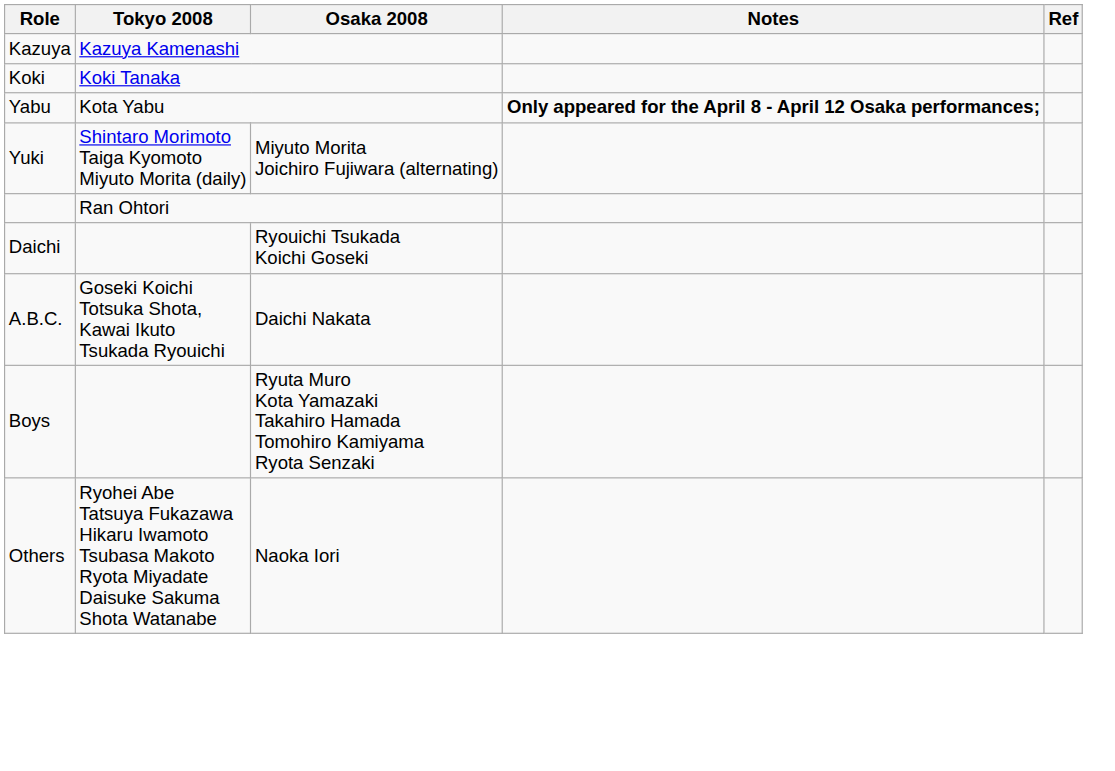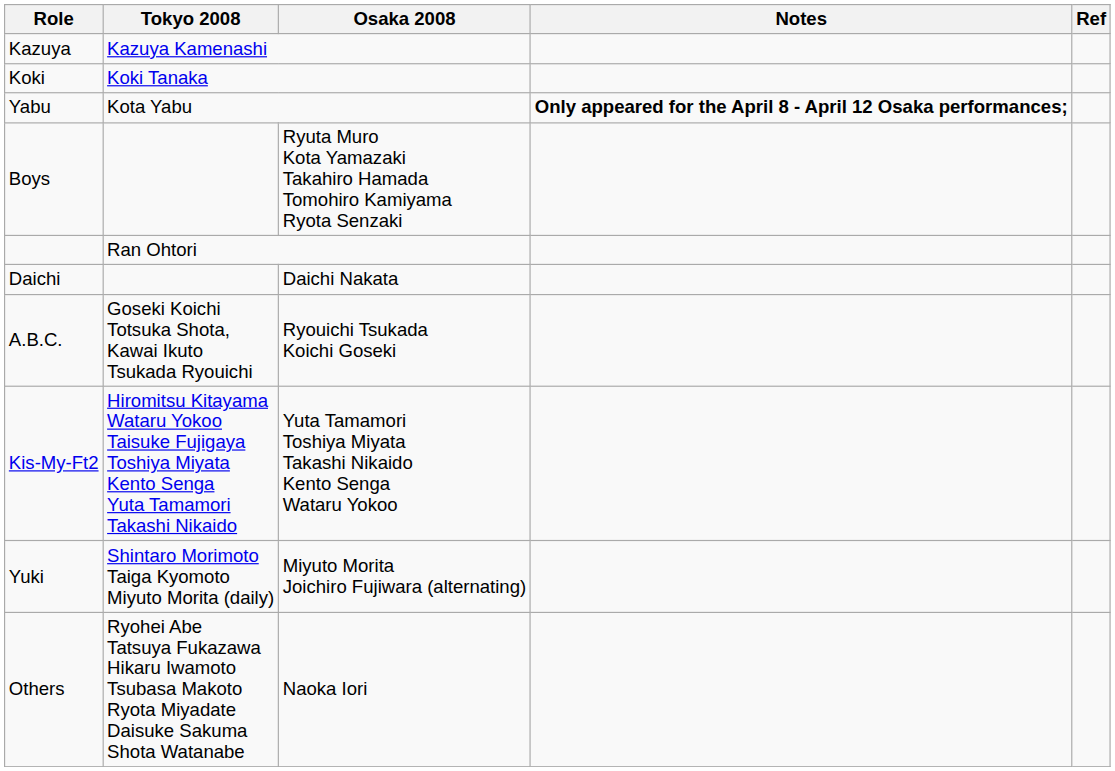rows swapped: (26, 157) <-> (29, 421)
(328, 248) Ryouichi Tsukada Koichi Goseki -> (341, 279) Daichi Nakata
(313, 319) Daichi Nakata -> (355, 340) Ryouichi Tsukada Koichi Goseki
+ row: (54, 463)
